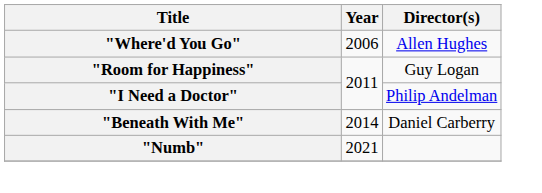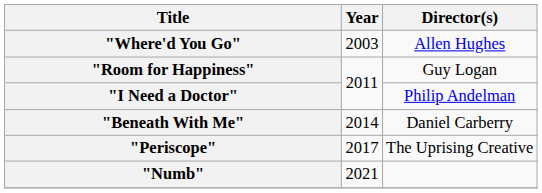(362, 43) 2006 -> (362, 43) 2003
+ row: (173, 148)
